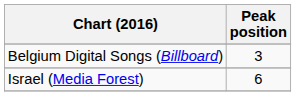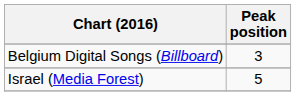(258, 79) 6 -> (258, 79) 5
